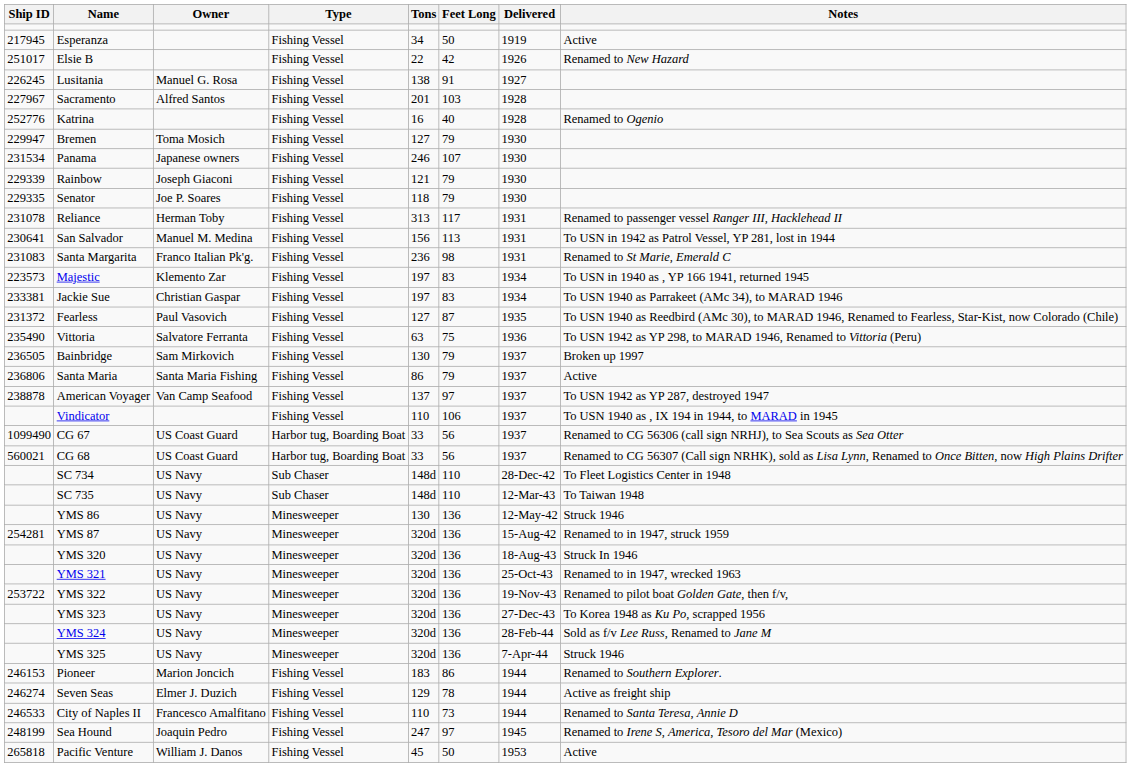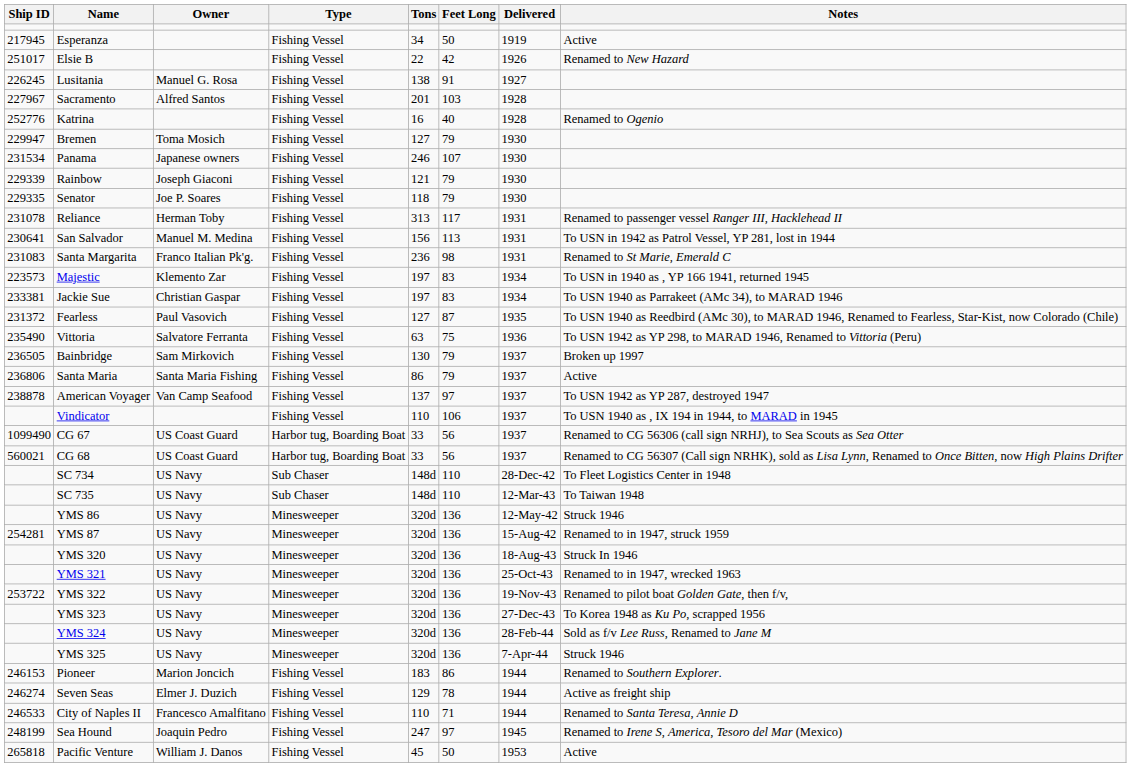(420, 514) 130 -> (424, 514) 320d
(448, 712) 73 -> (448, 712) 71
